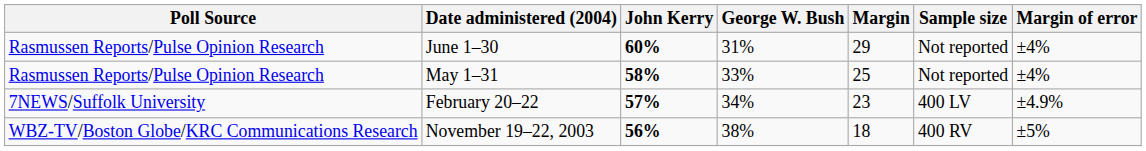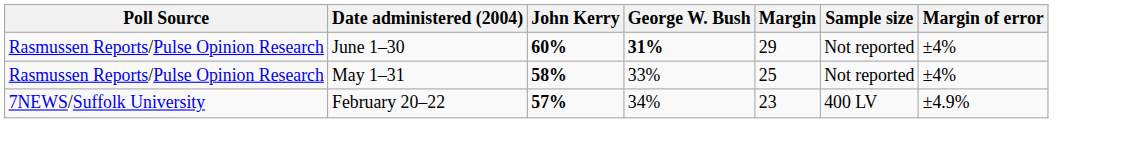(738, 46) normal -> (646, 46) bold
- row: (510, 131)
